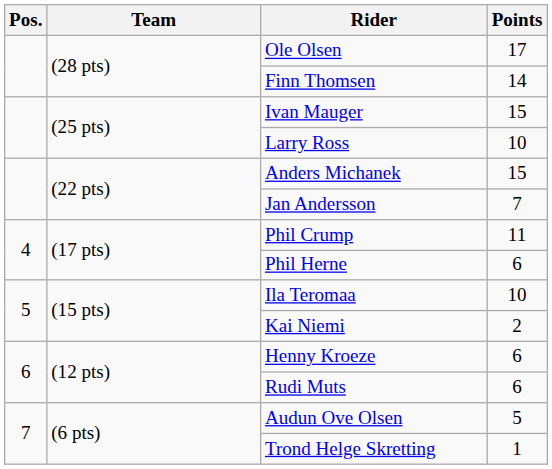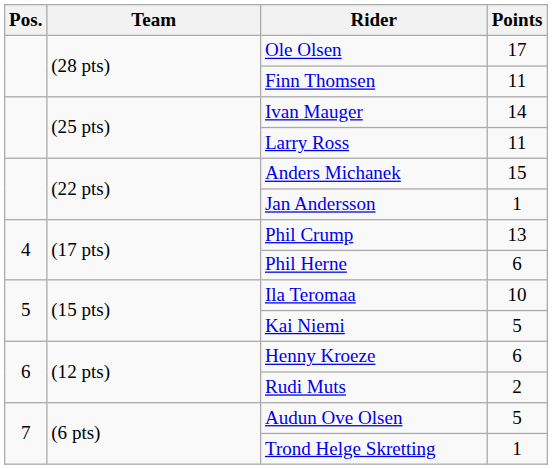(517, 80) 14 -> (517, 80) 11
(517, 111) 15 -> (517, 111) 14
(517, 142) 10 -> (517, 142) 11
(517, 203) 7 -> (517, 203) 1
(517, 234) 11 -> (517, 234) 13
(517, 326) 2 -> (517, 326) 5
(517, 387) 6 -> (517, 387) 2
